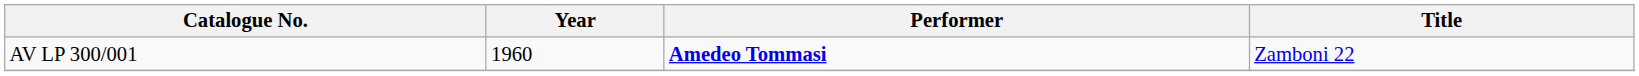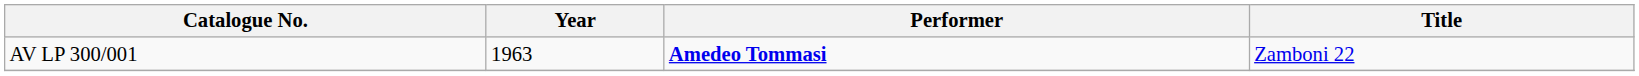(512, 53) 1960 -> (512, 53) 1963
